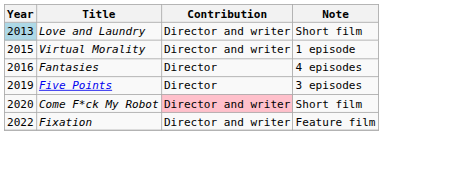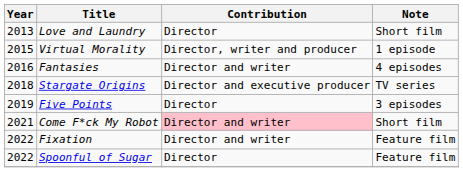(20, 31) lightblue background -> (20, 31) no background
(227, 31) Director and writer -> (191, 31) Director
(227, 49) Director and writer -> (260, 49) Director, writer and producer
(191, 67) Director -> (227, 67) Director and writer
+ row: (92, 85)
(20, 103) 2020 -> (20, 121) 2021
+ row: (95, 158)
